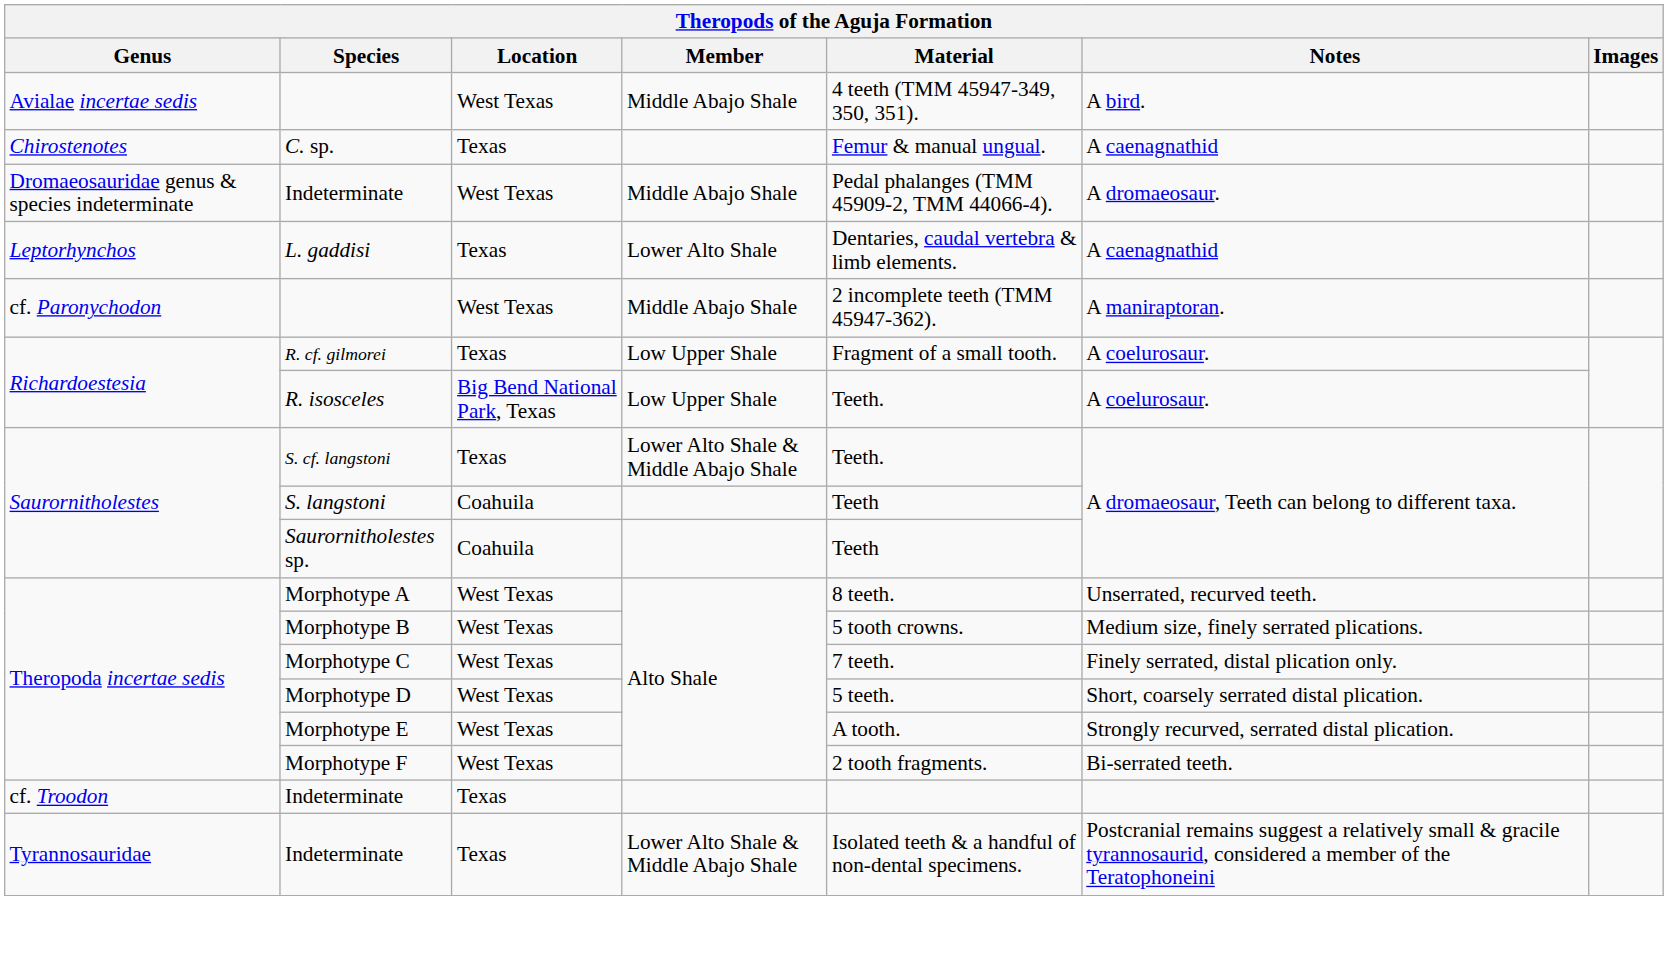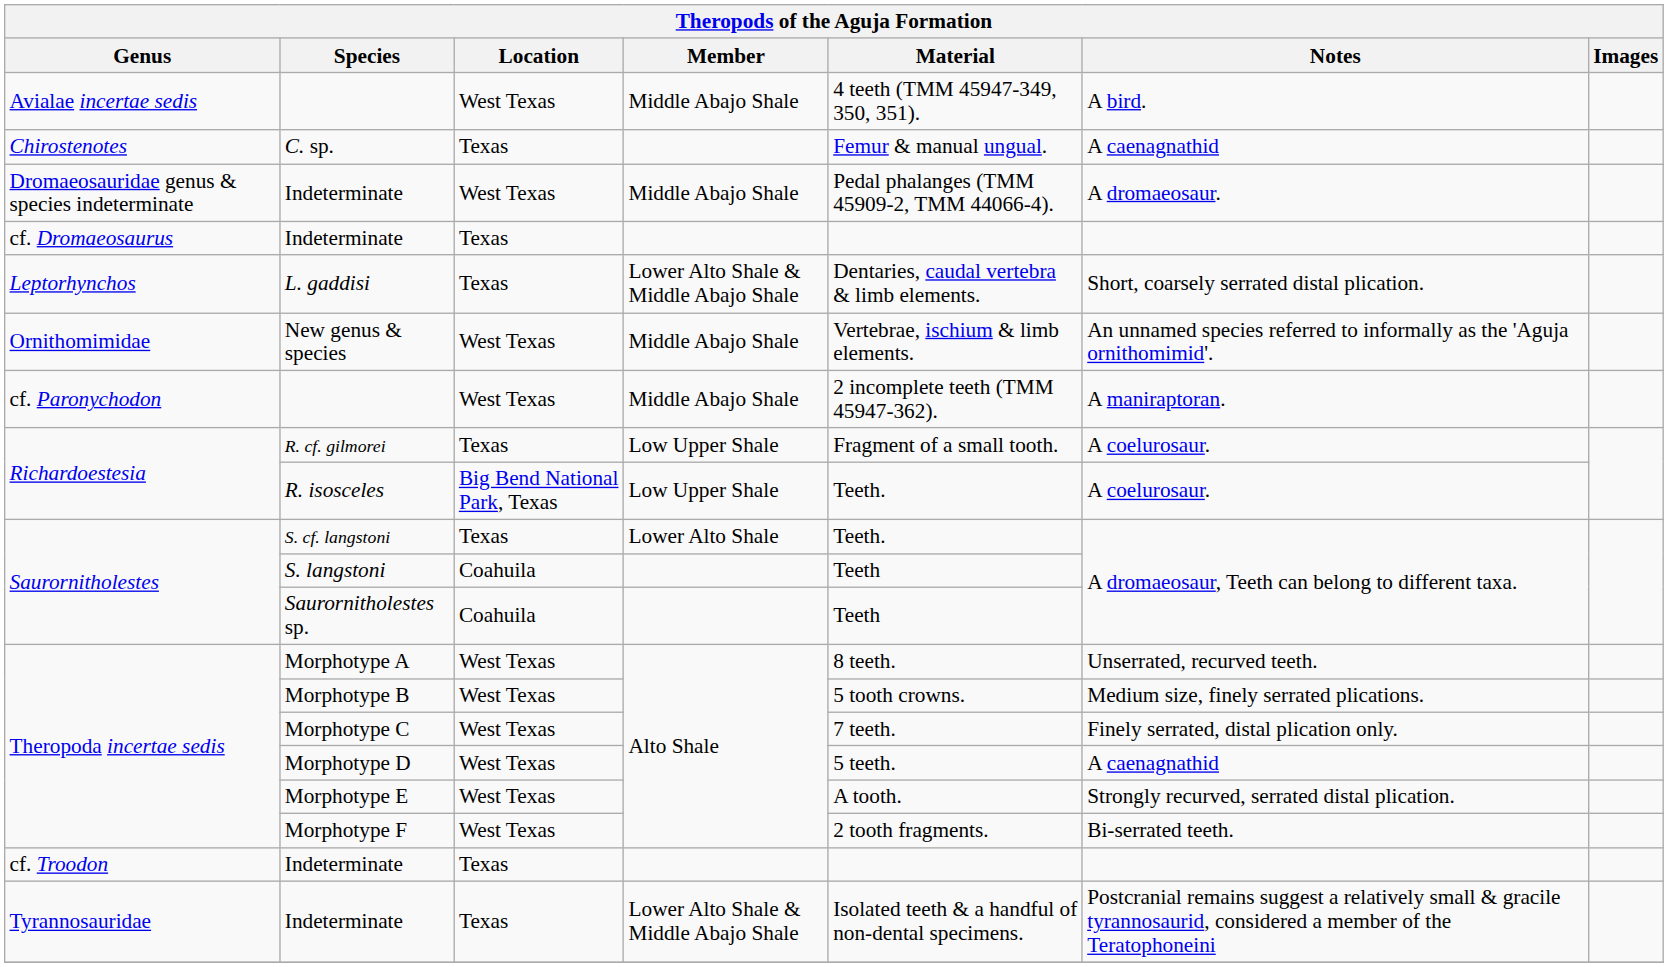+ row: (91, 237)
(702, 249) Lower Alto Shale -> (714, 283) Lower Alto Shale & Middle Abajo Shale
(1152, 249) A caenagnathid -> (1256, 283) Short, coarsely serrated distal plication.
+ row: (80, 341)
(713, 456) Lower Alto Shale & Middle Abajo Shale -> (704, 536) Lower Alto Shale
(1255, 695) Short, coarsely serrated distal plication. -> (1153, 762) A caenagnathid
